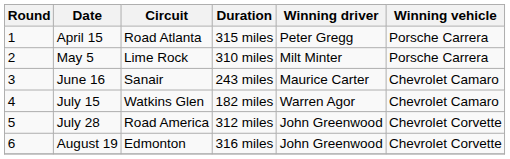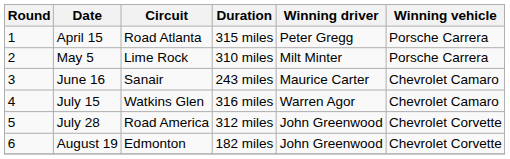(244, 101) 182 miles -> (244, 101) 316 miles
(244, 144) 316 miles -> (244, 144) 182 miles
